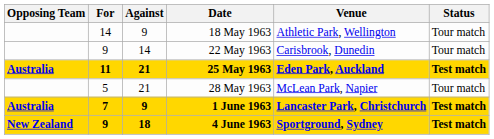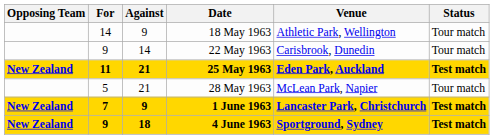(30, 69) Australia -> (40, 69) New Zealand
(30, 106) Australia -> (40, 106) New Zealand
